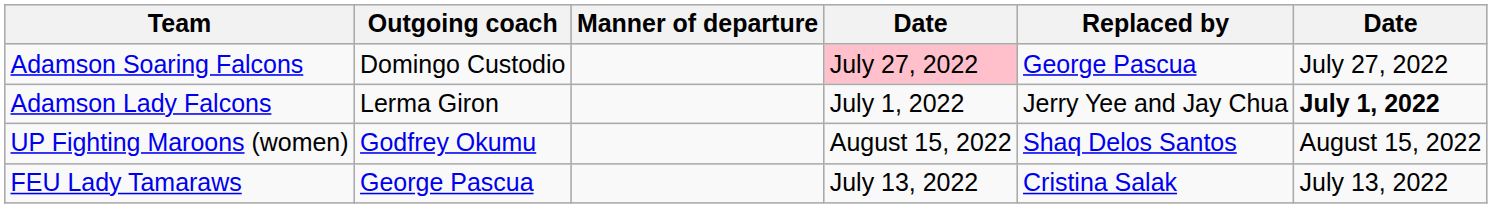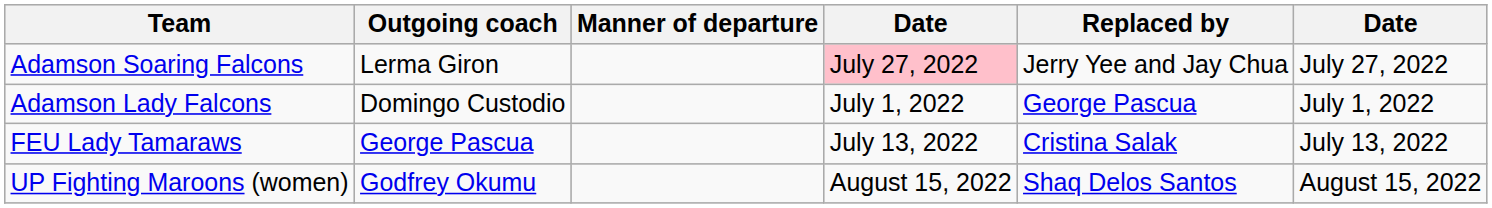(463, 63) Domingo Custodio -> (429, 63) Lerma Giron
(1110, 63) George Pascua -> (1156, 63) Jerry Yee and Jay Chua
(429, 103) Lerma Giron -> (463, 103) Domingo Custodio
(1156, 103) Jerry Yee and Jay Chua -> (1110, 103) George Pascua
(1370, 103) bold -> (1367, 103) normal
rows swapped: (126, 182) <-> (180, 143)
